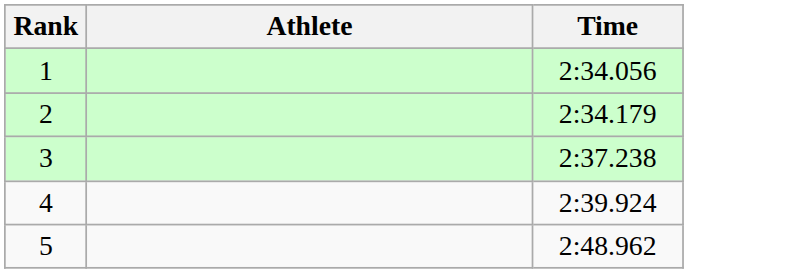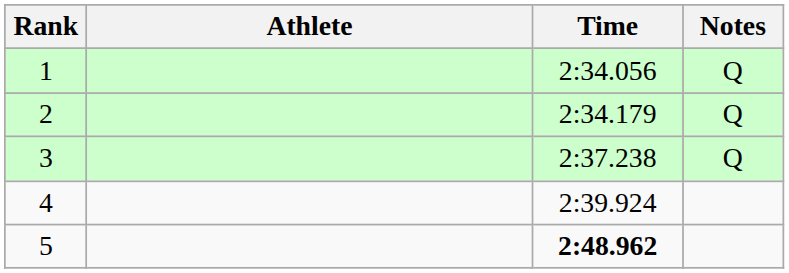+ column: (733, 26)
(608, 245) normal -> (608, 245) bold
